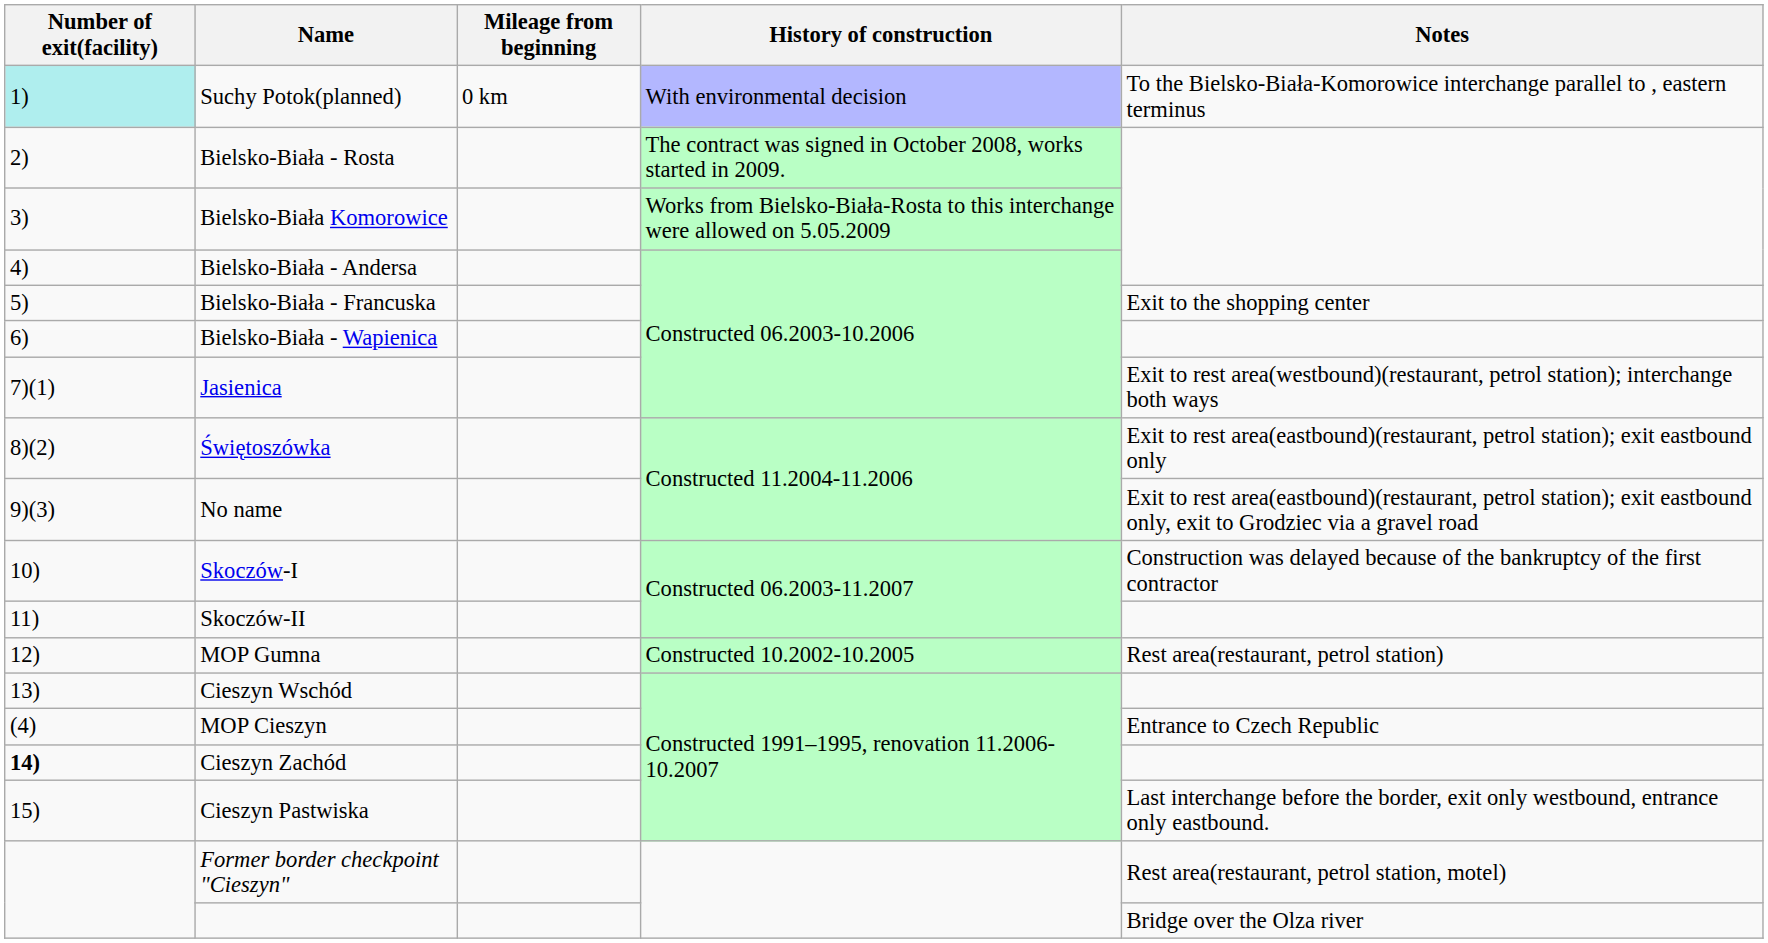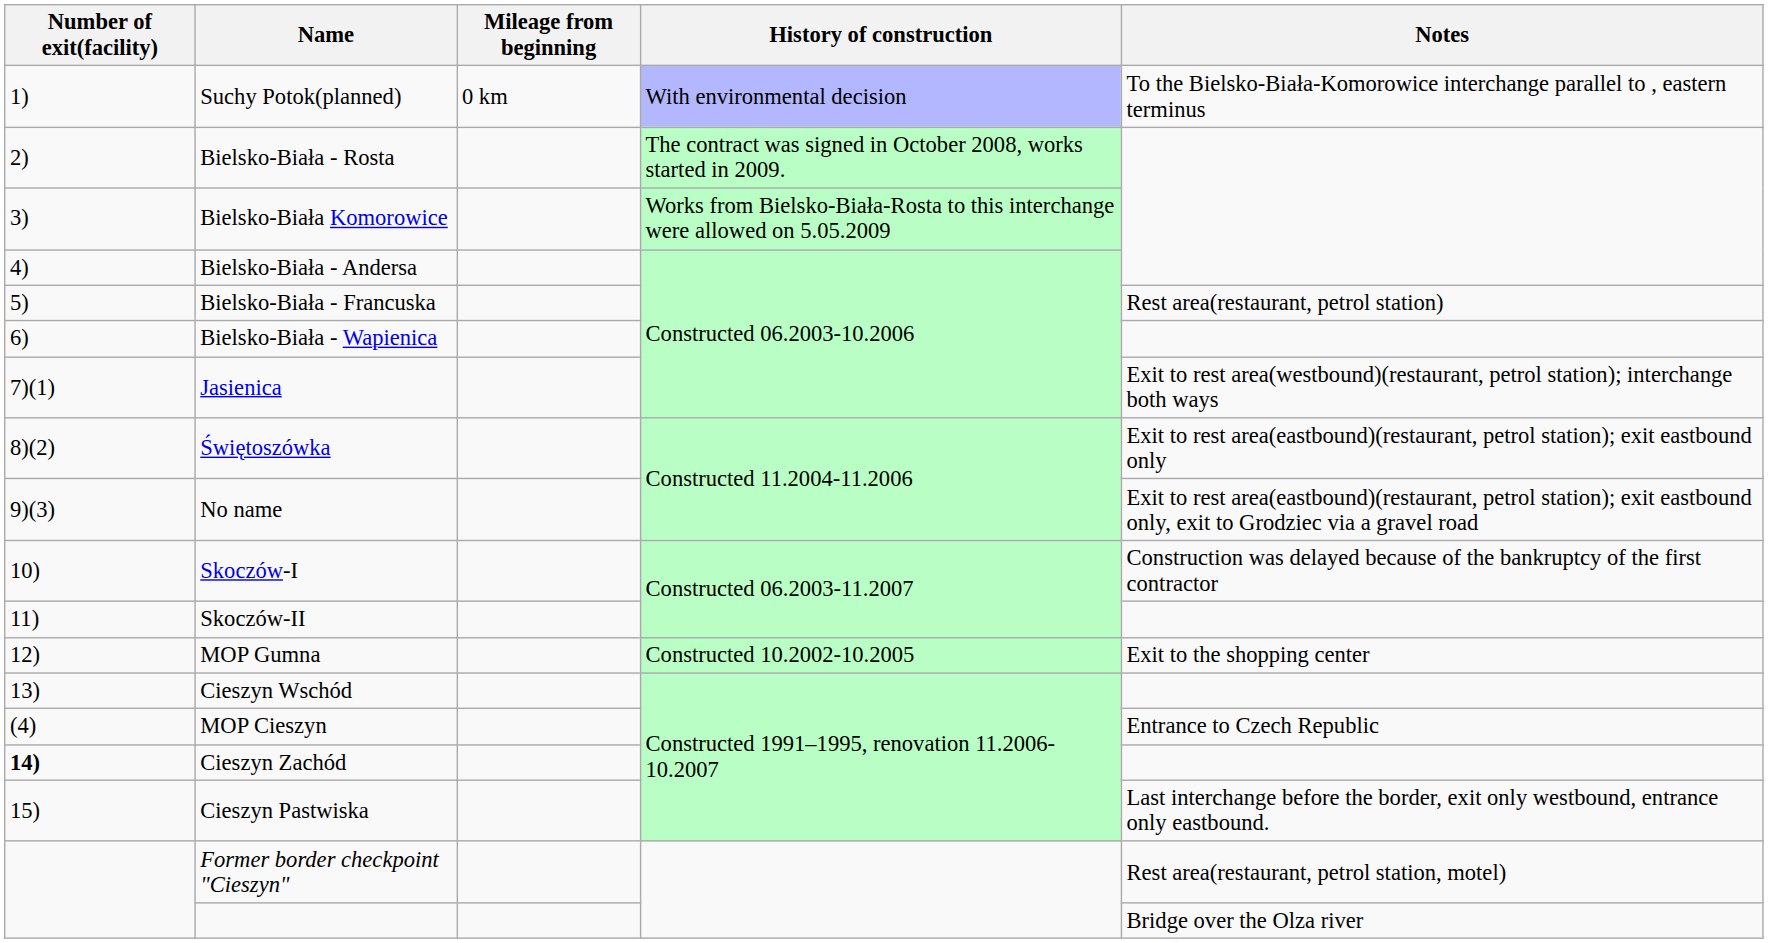(19, 96) paleturquoise background -> (19, 96) no background
(1248, 302) Exit to the shopping center -> (1285, 302) Rest area(restaurant, petrol station)
(1285, 654) Rest area(restaurant, petrol station) -> (1248, 654) Exit to the shopping center
